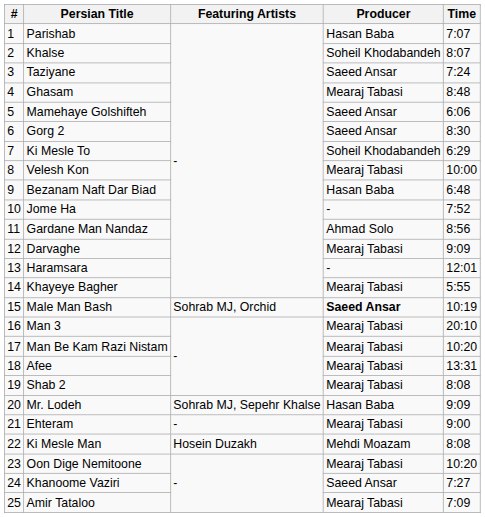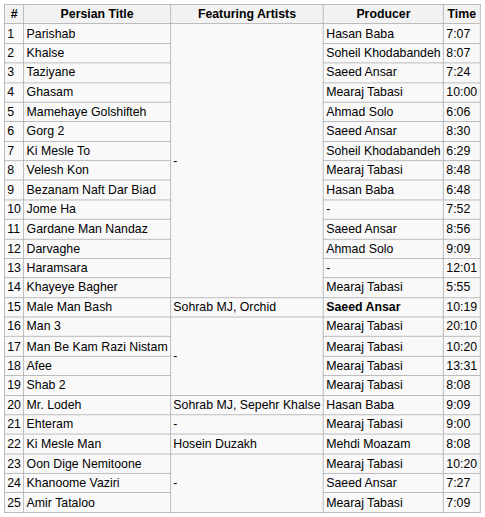(458, 92) 8:48 -> (462, 92) 10:00
(362, 111) Saeed Ansar -> (360, 111) Ahmad Solo
(462, 170) 10:00 -> (458, 170) 8:48
(360, 229) Ahmad Solo -> (362, 229) Saeed Ansar
(364, 248) Mearaj Tabasi -> (360, 248) Ahmad Solo
